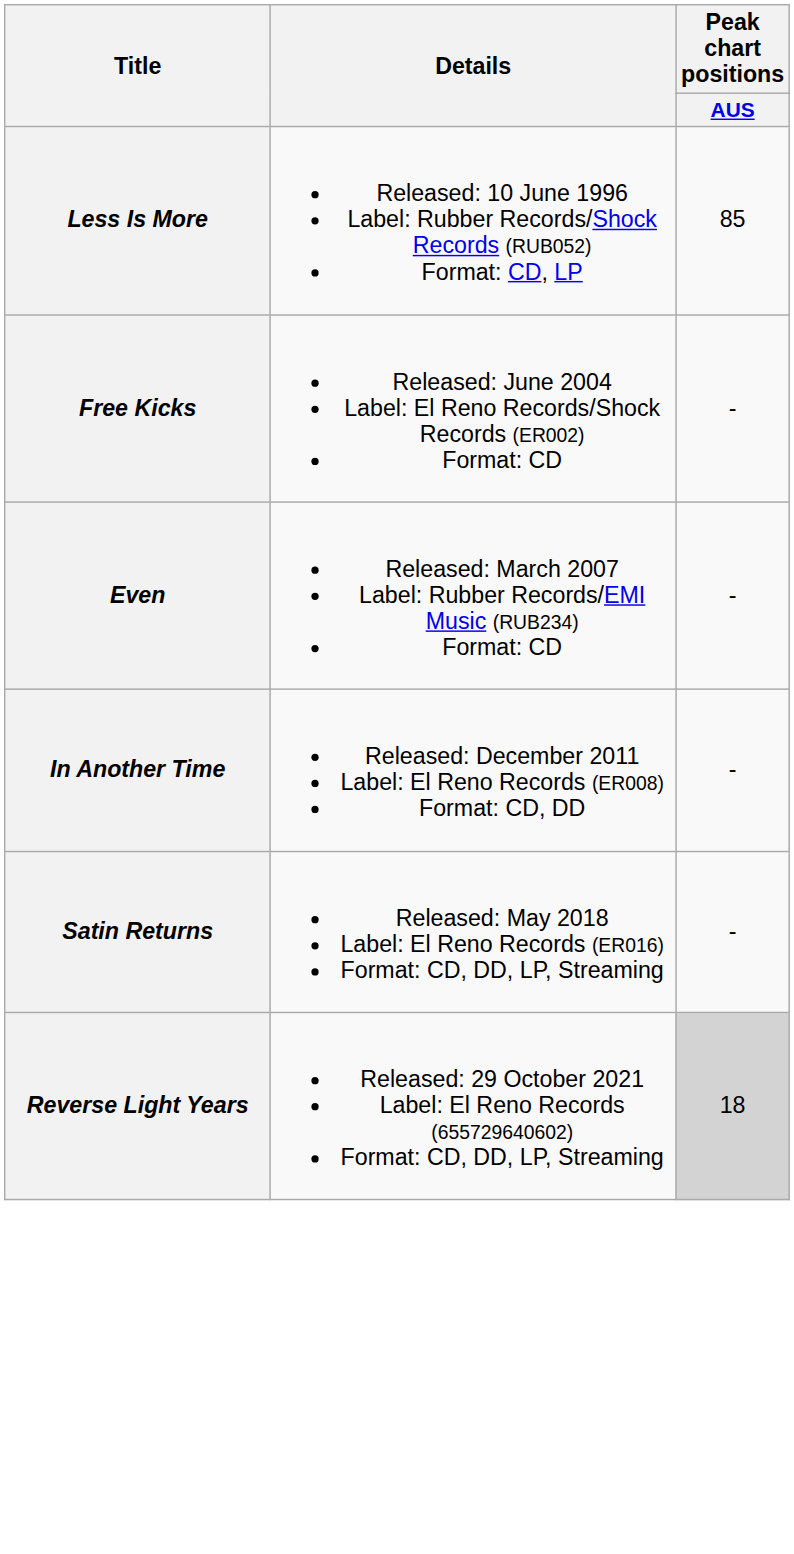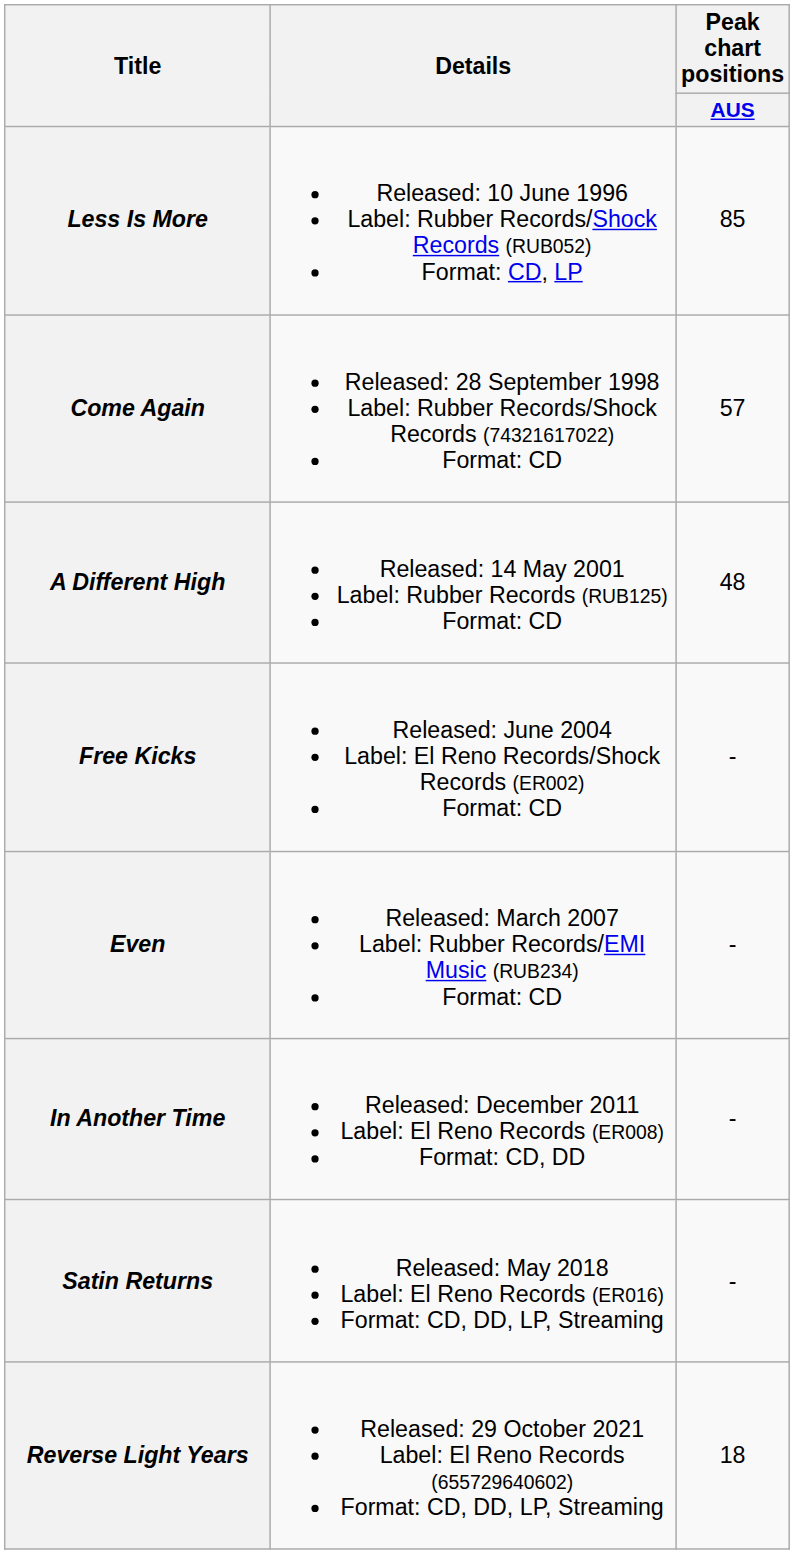+ row: (138, 407)
+ row: (138, 582)
(733, 1106) lightgrey background -> (733, 1455) no background
